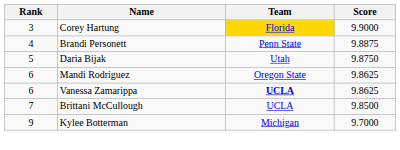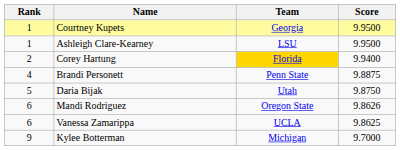+ row: (90, 28)
+ row: (105, 43)
(31, 28) 3 -> (29, 59) 2
(365, 28) 9.9000 -> (367, 59) 9.9400
(365, 75) 9.8625 -> (367, 106) 9.8626
(280, 91) bold -> (287, 122) normal
- row: (101, 106)
